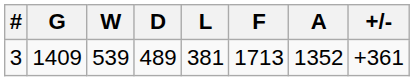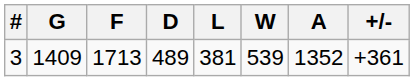columns swapped: (111, 22) <-> (259, 22)
